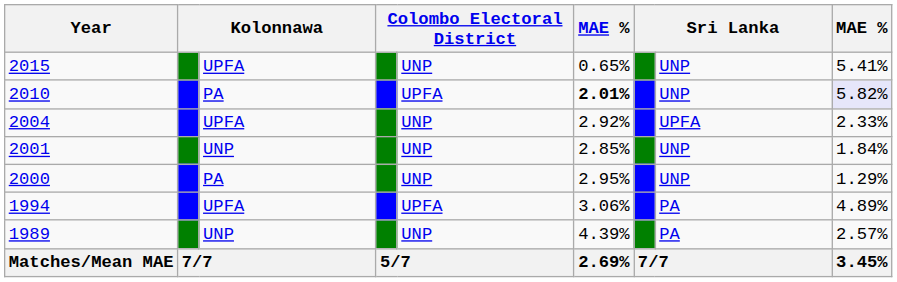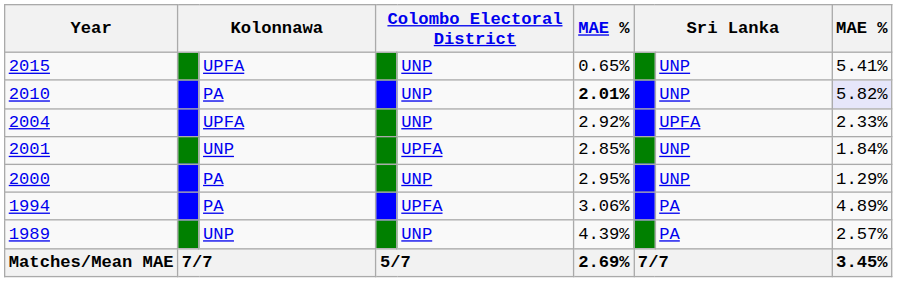(422, 94) UPFA -> (417, 94) UNP
(417, 150) UNP -> (422, 150) UPFA
(224, 206) UPFA -> (213, 206) PA
